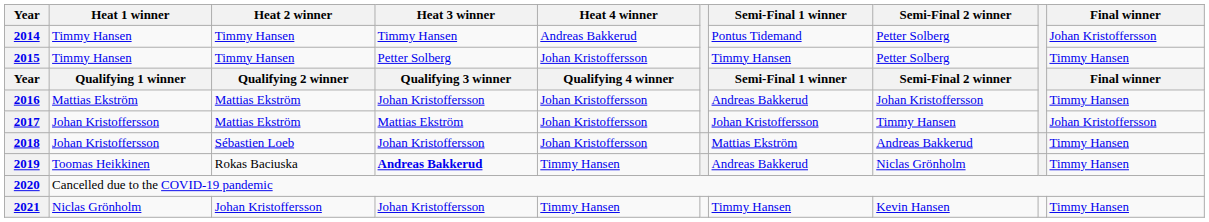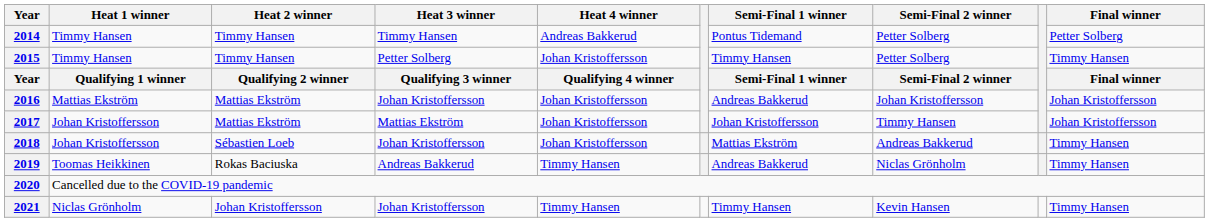(1103, 36) Johan Kristoffersson -> (1086, 36) Petter Solberg
(1089, 100) Timmy Hansen -> (1103, 100) Johan Kristoffersson
(430, 163) bold -> (426, 163) normal
